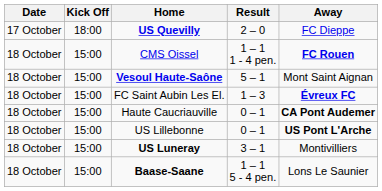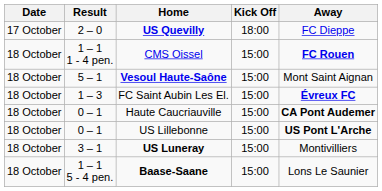columns swapped: (88, 13) <-> (253, 13)
